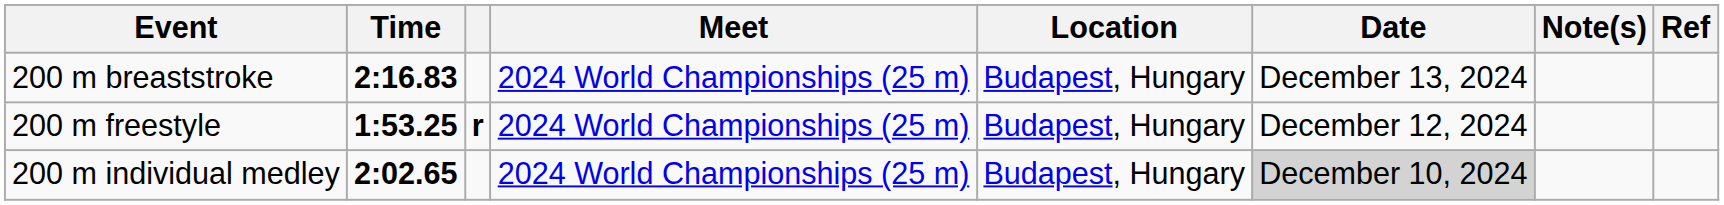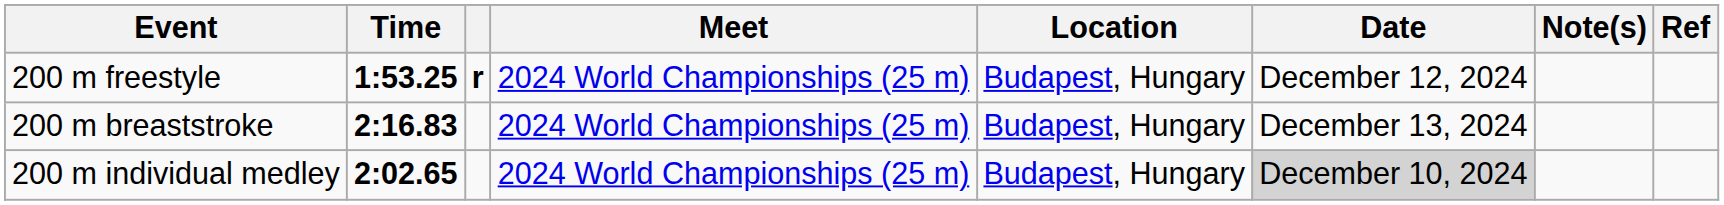rows swapped: (116, 125) <-> (143, 77)
